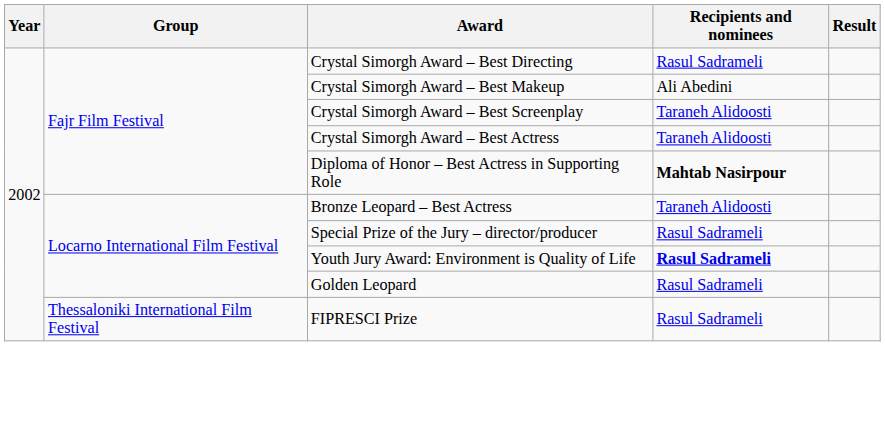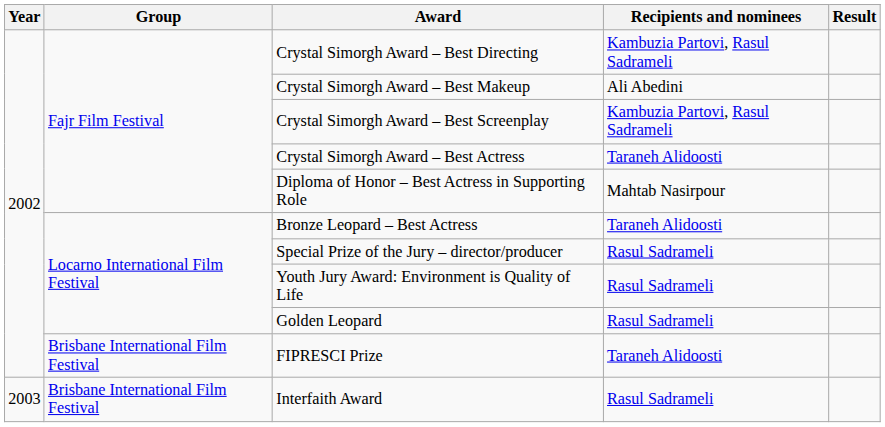(710, 61) Rasul Sadrameli -> (688, 52) Kambuzia Partovi, Rasul Sadrameli
(714, 112) Taraneh Alidoosti -> (688, 121) Kambuzia Partovi, Rasul Sadrameli
(721, 172) bold -> (666, 190) normal
(714, 258) bold -> (660, 285) normal
(150, 319) Thessaloniki International Film Festival -> (137, 355) Brisbane International Film Festival
(710, 319) Rasul Sadrameli -> (665, 355) Taraneh Alidoosti
+ row: (329, 399)
